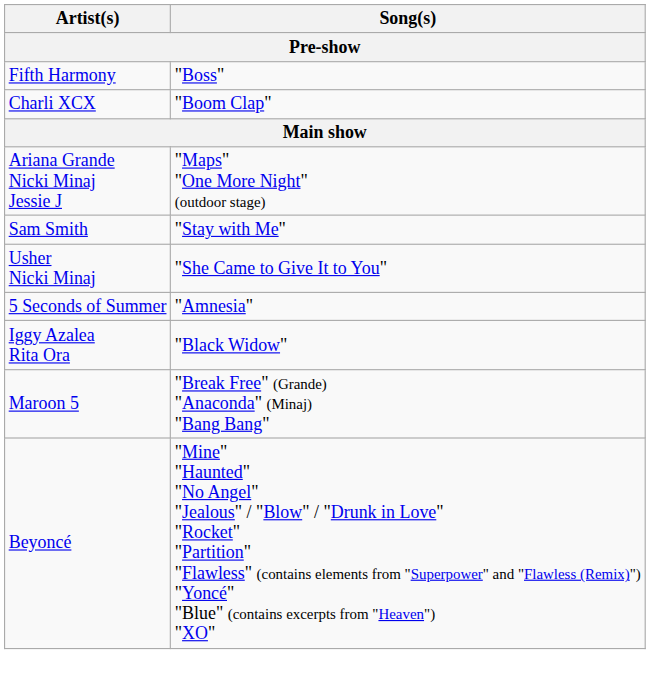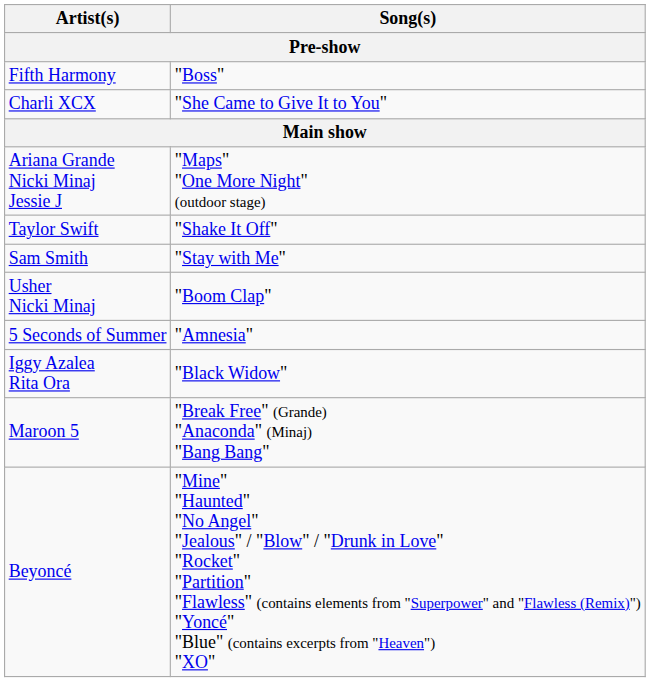(223, 103) "Boom Clap" -> (281, 103) "She Came to Give It to You"
+ row: (54, 229)
(281, 268) "She Came to Give It to You" -> (223, 296) "Boom Clap"
